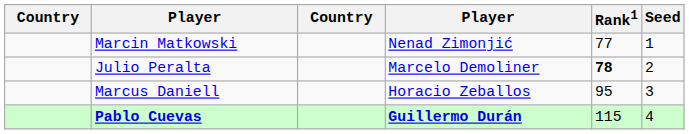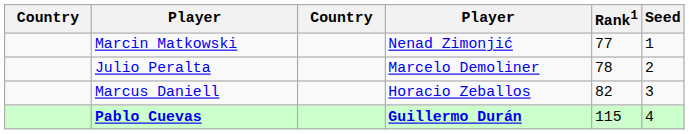(604, 69) bold -> (604, 69) normal
(604, 93) 95 -> (604, 93) 82
